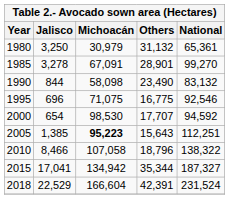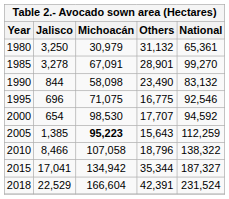(201, 133) 112,251 -> (201, 133) 112,259
